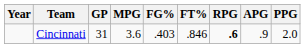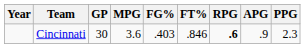(102, 34) 31 -> (102, 34) 30
(290, 34) 2.0 -> (290, 34) 2.3
